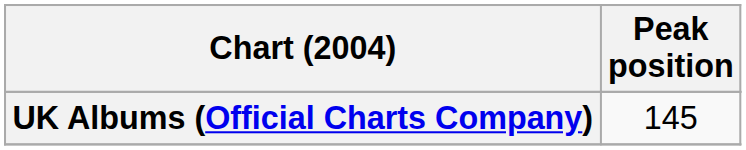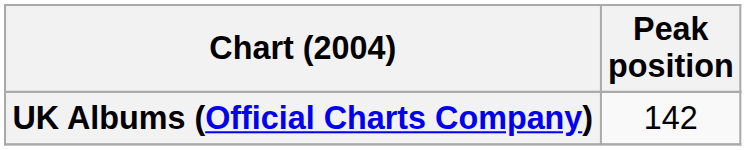(671, 117) 145 -> (671, 117) 142
